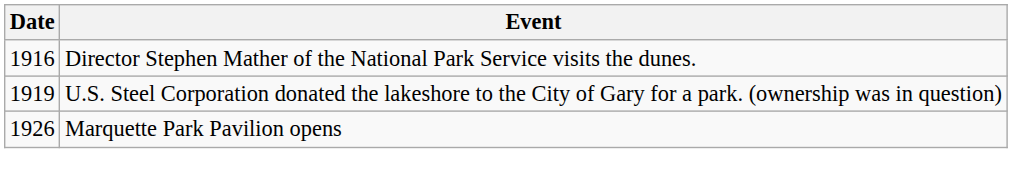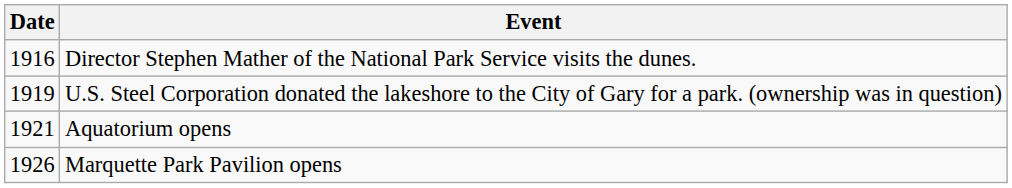+ row: (148, 128)
